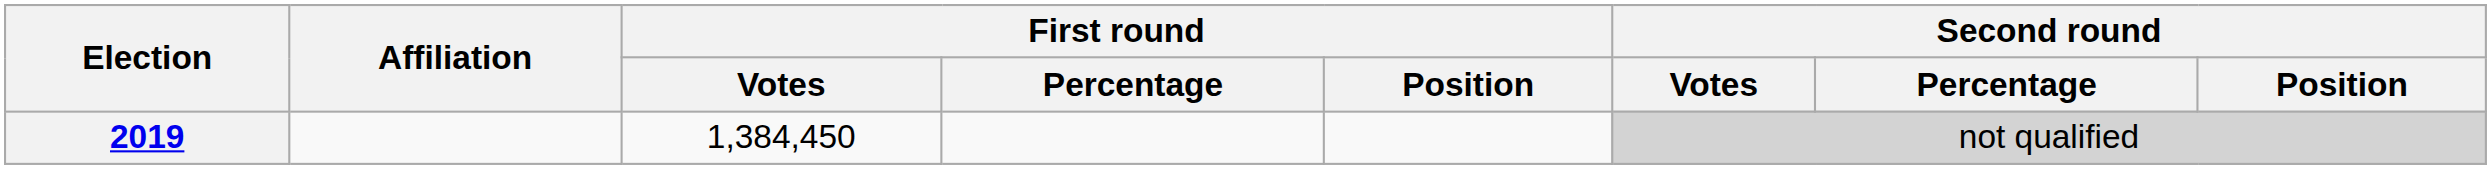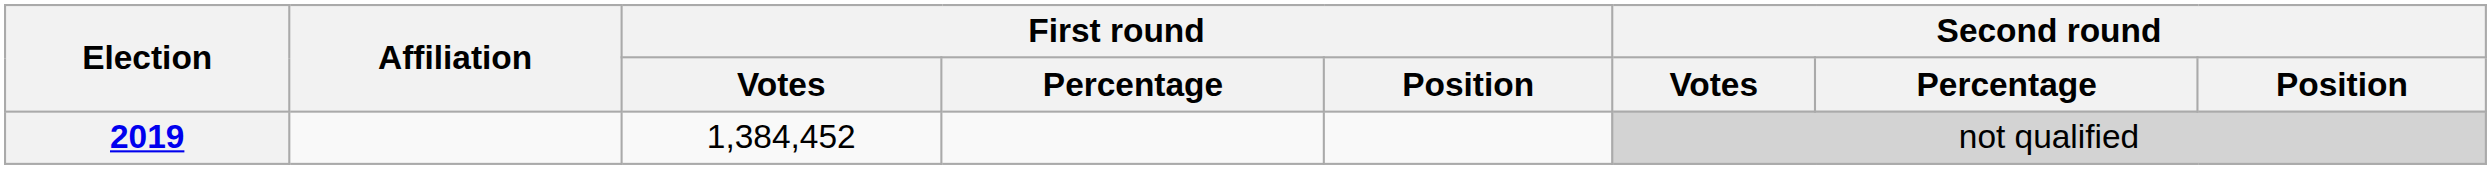(781, 137) 1,384,450 -> (781, 137) 1,384,452
